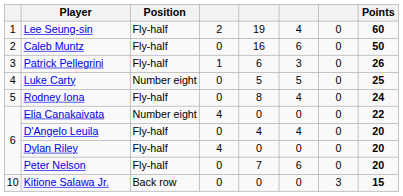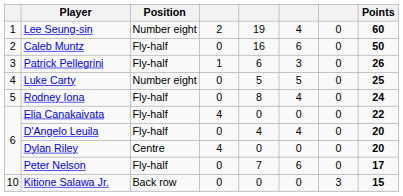(150, 30) Fly-half -> (165, 30) Number eight
(165, 115) Number eight -> (150, 115) Fly-half
(150, 149) Fly-half -> (149, 149) Centre
(378, 166) 20 -> (378, 166) 17
